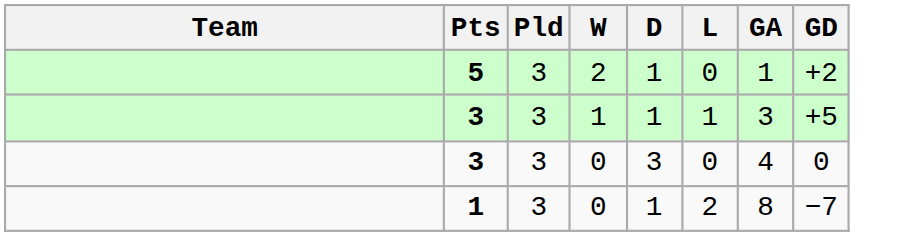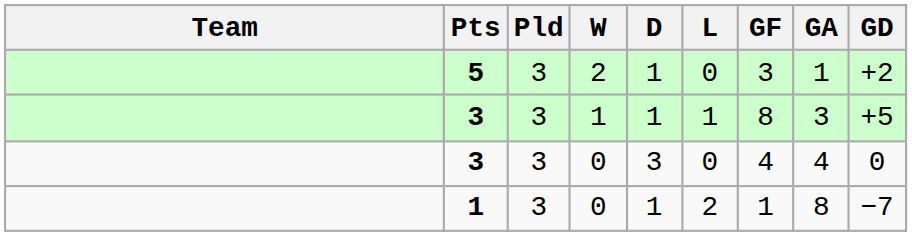+ column: (766, 28)
